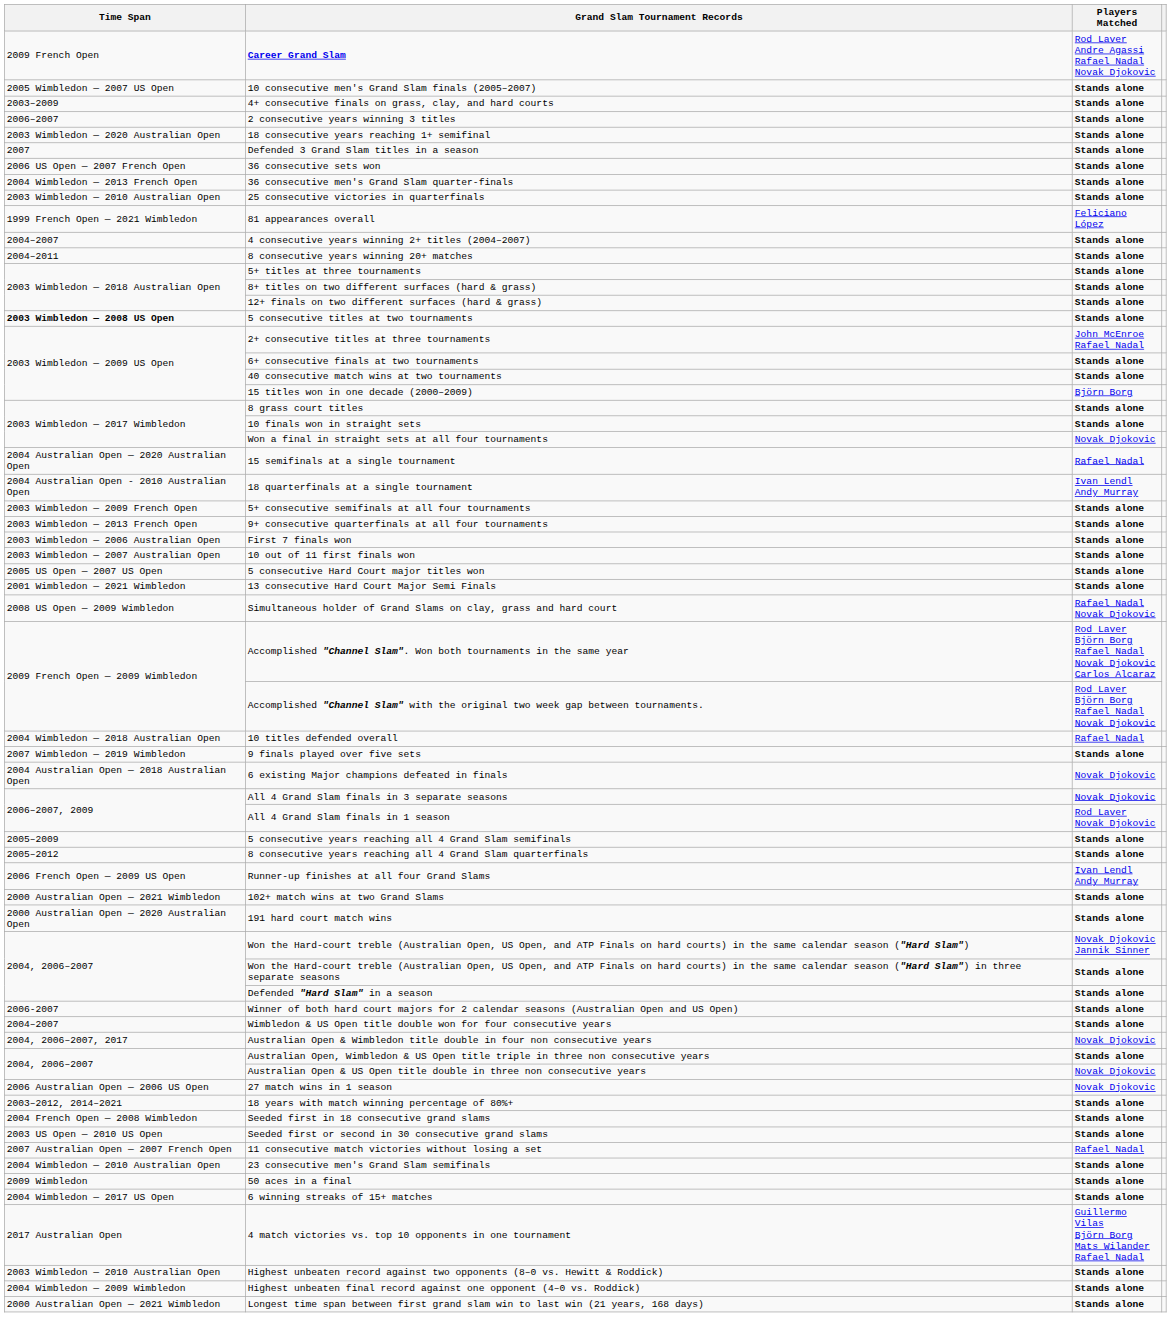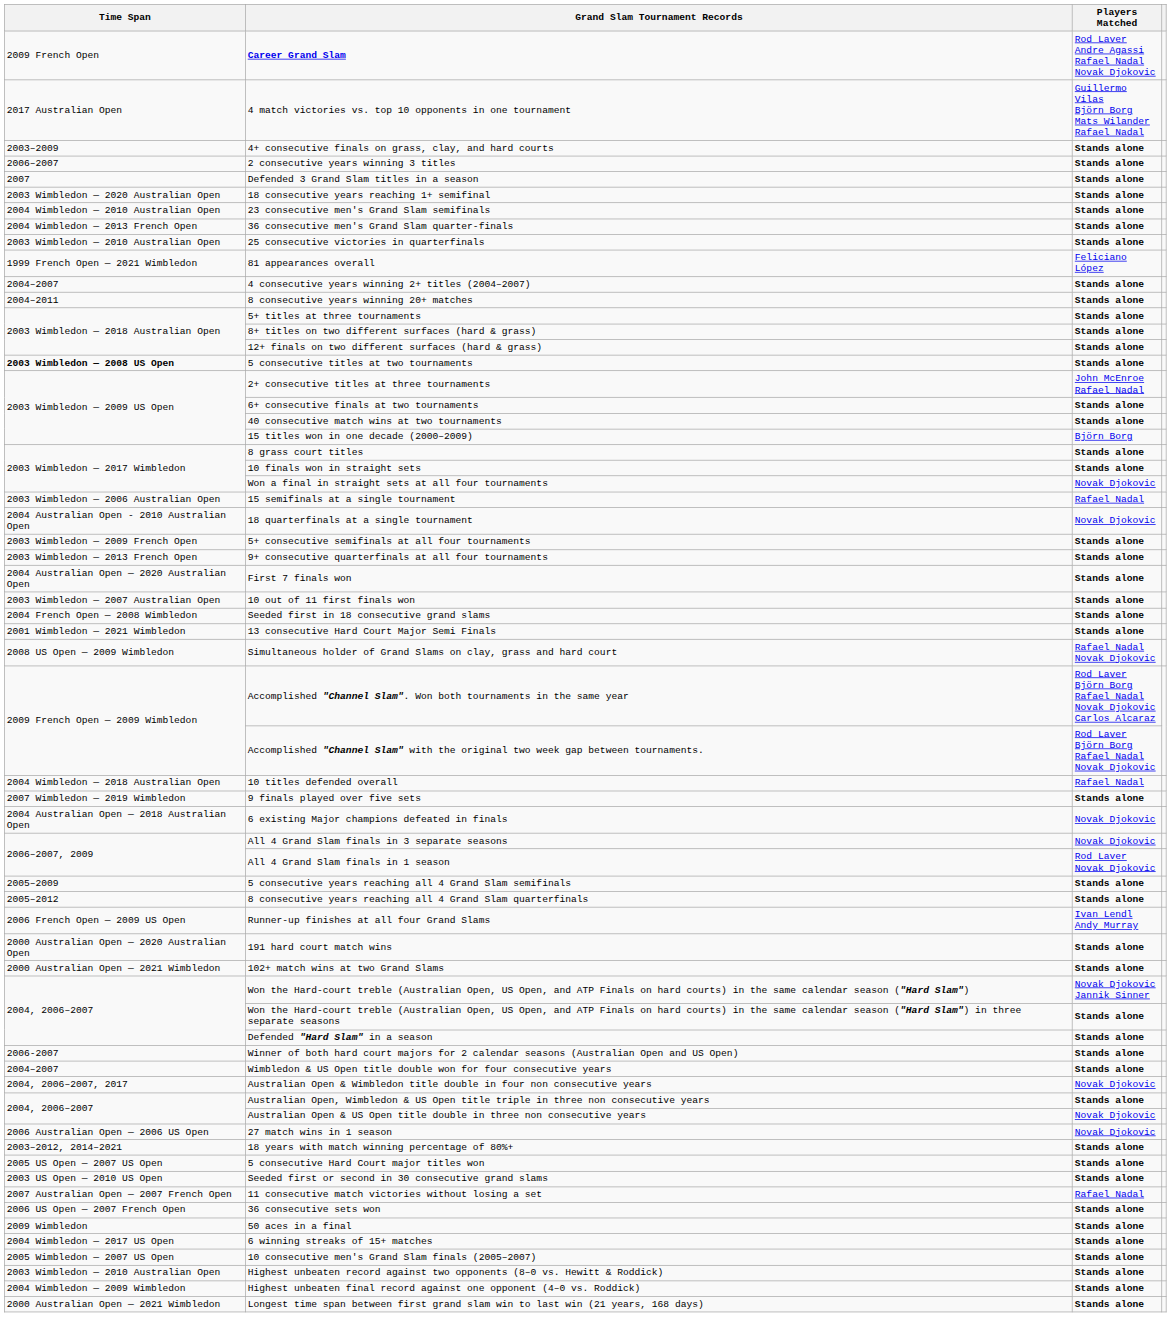rows swapped: (392, 88) <-> (409, 1235)
rows swapped: (363, 151) <-> (369, 135)
rows swapped: (369, 1166) <-> (314, 166)
(116, 461) 2004 Australian Open — 2020 Australian Open -> (113, 499) 2003 Wimbledon — 2006 Australian Open
(1107, 487) Ivan Lendl Andy Murray -> (1115, 521) Novak Djokovic
(113, 540) 2003 Wimbledon — 2006 Australian Open -> (116, 579) 2004 Australian Open — 2020 Australian Open
rows swapped: (366, 571) <-> (369, 1119)
rows swapped: (346, 897) <-> (320, 919)
